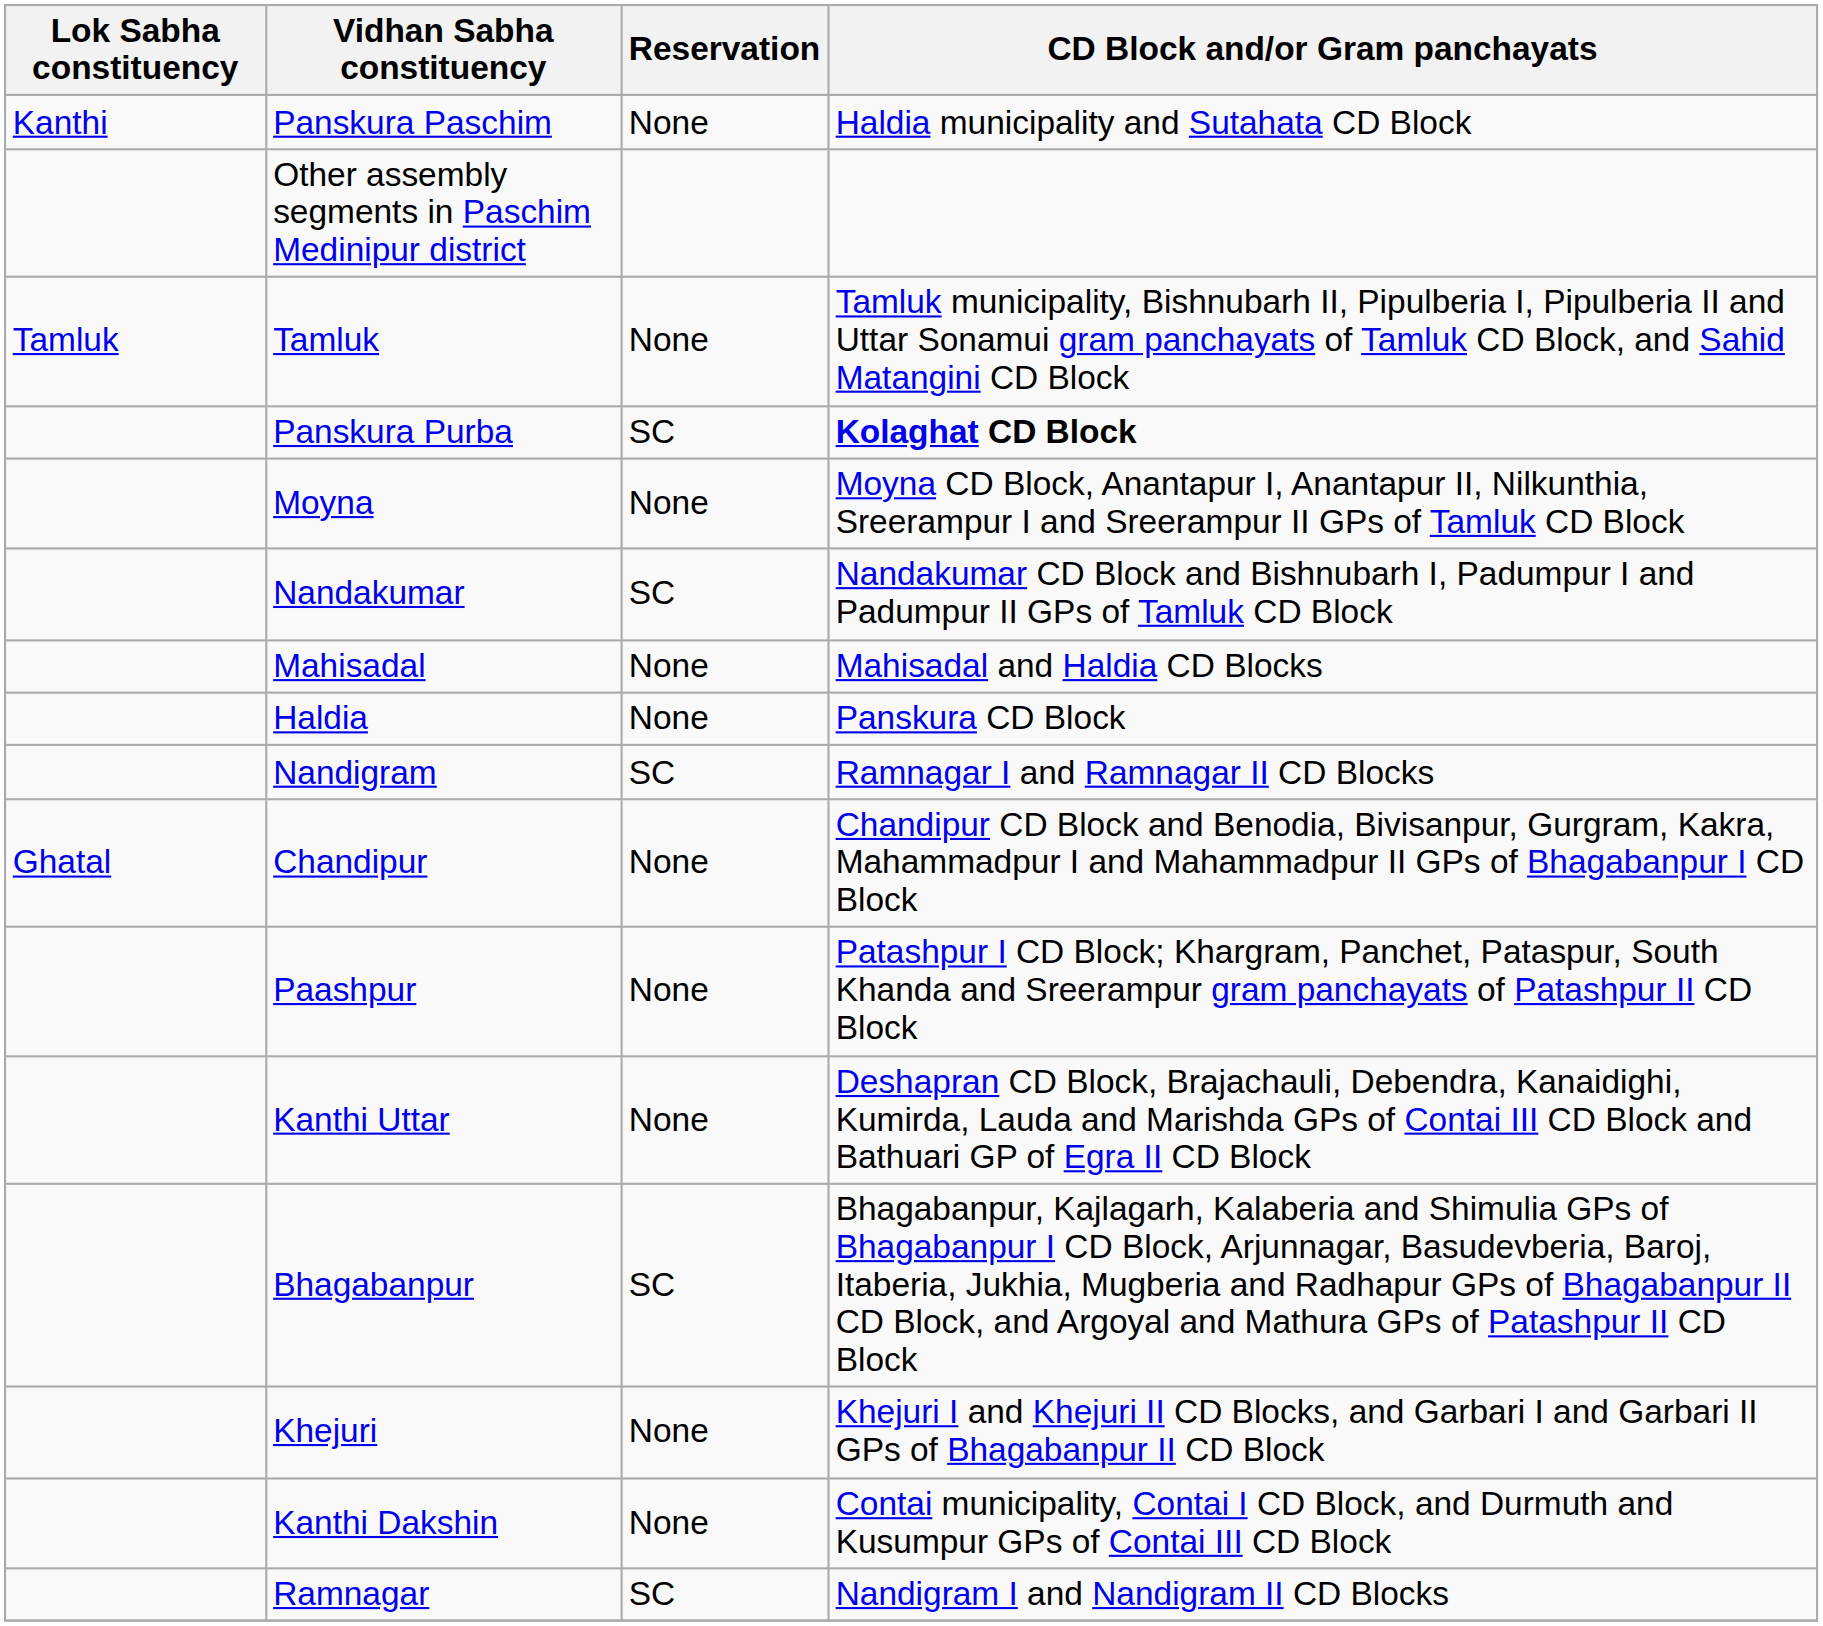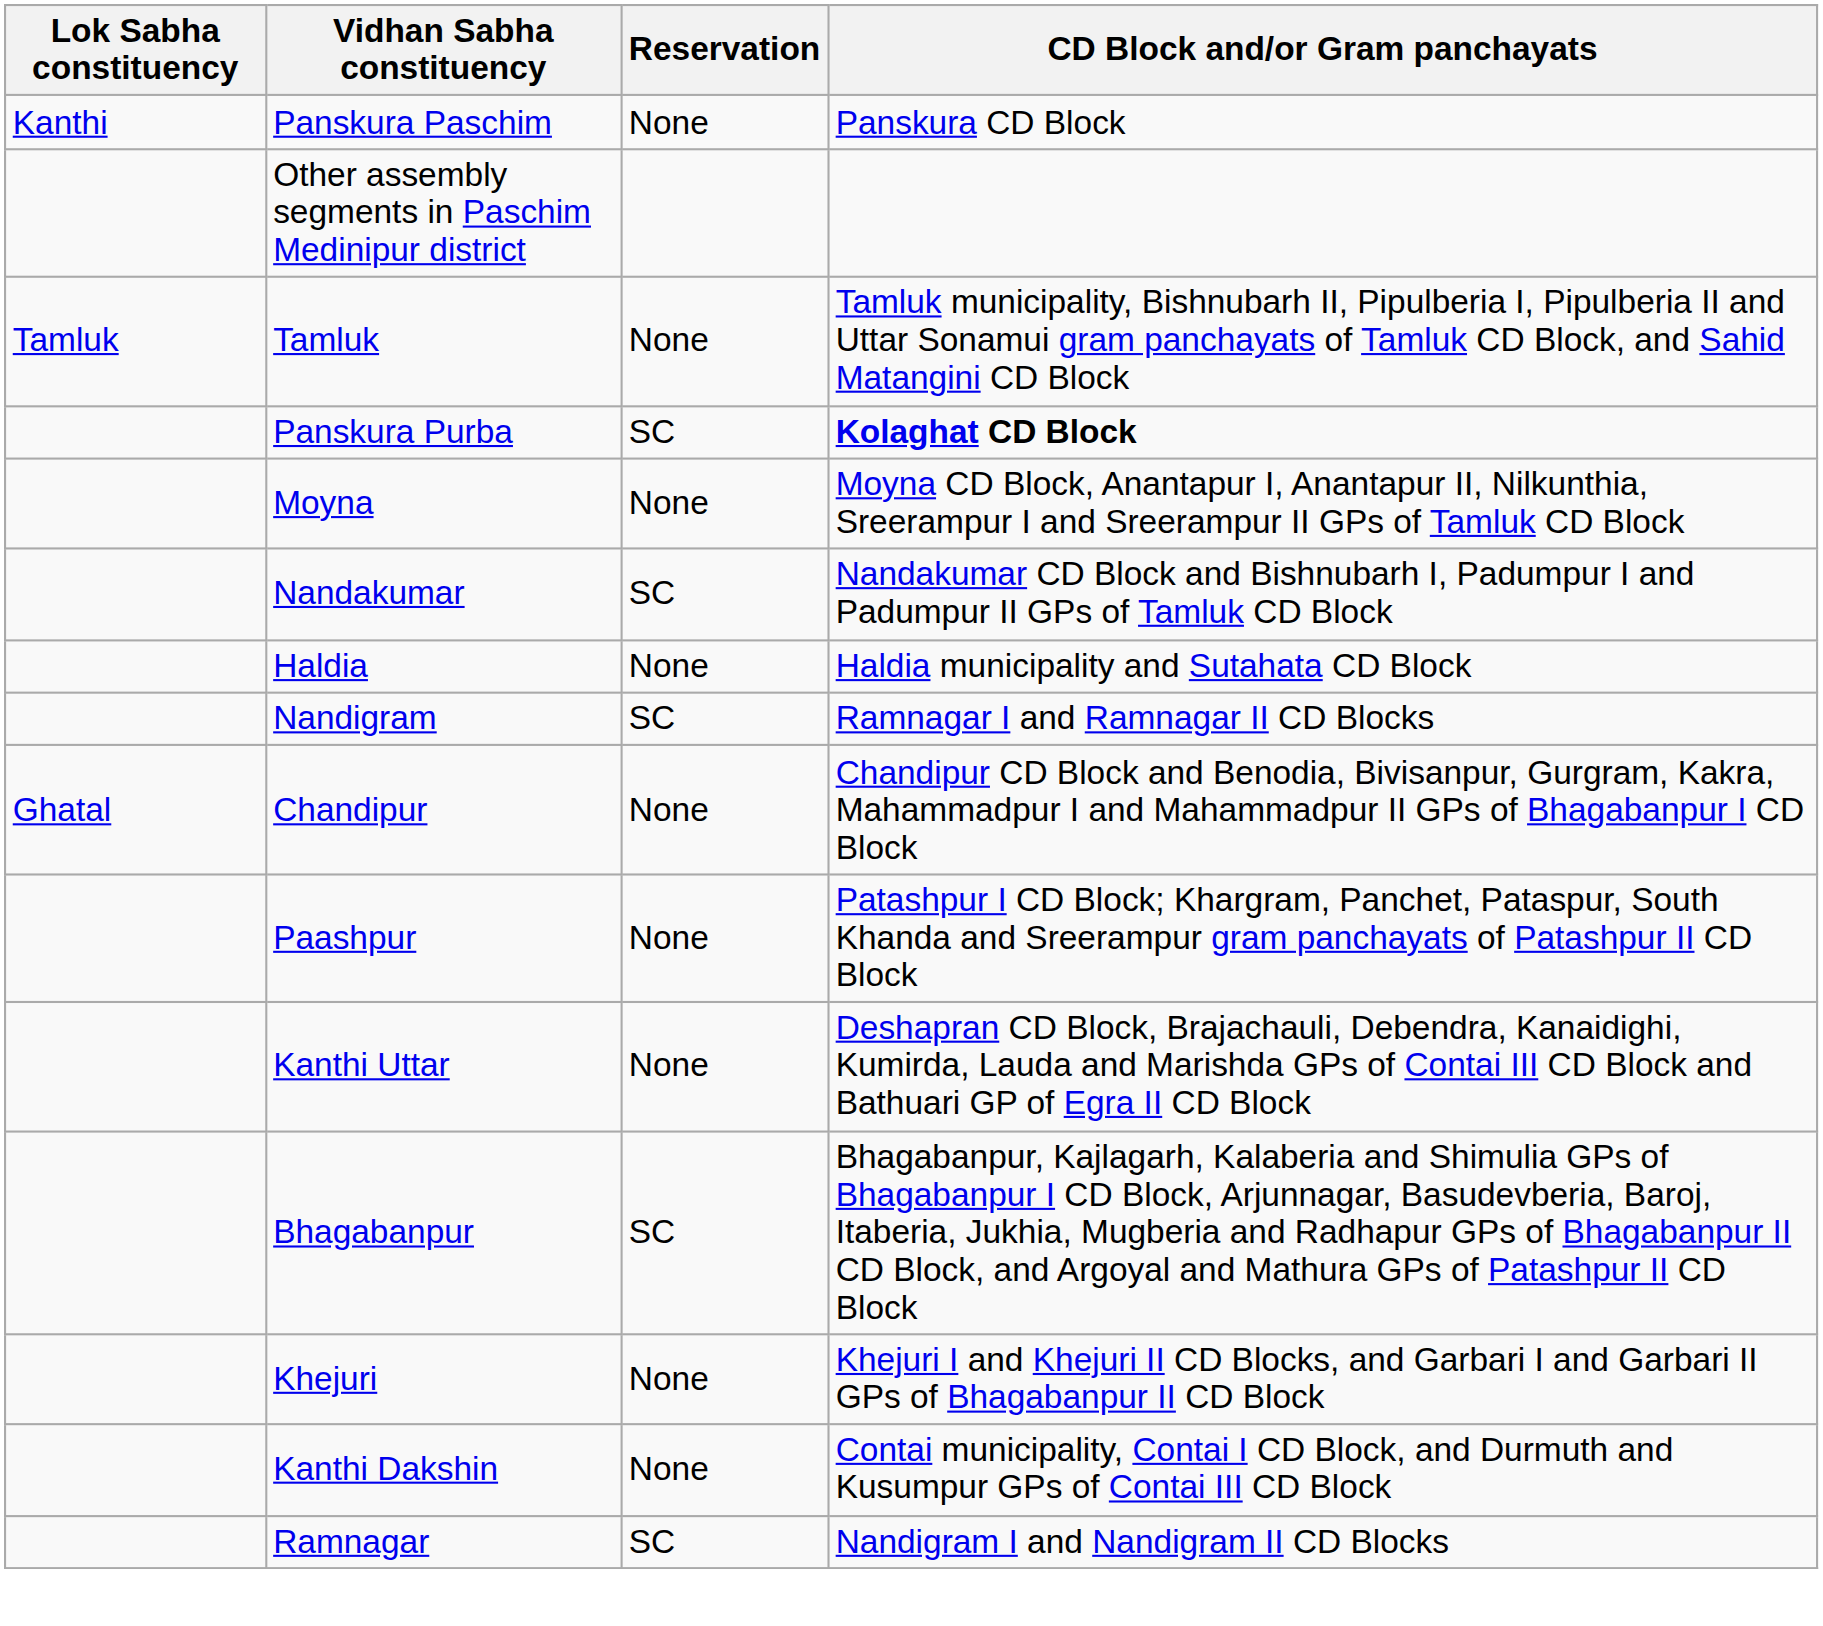(1154, 121) Haldia municipality and Sutahata CD Block -> (981, 121) Panskura CD Block
- row: (349, 665)
(981, 718) Panskura CD Block -> (1154, 665) Haldia municipality and Sutahata CD Block
